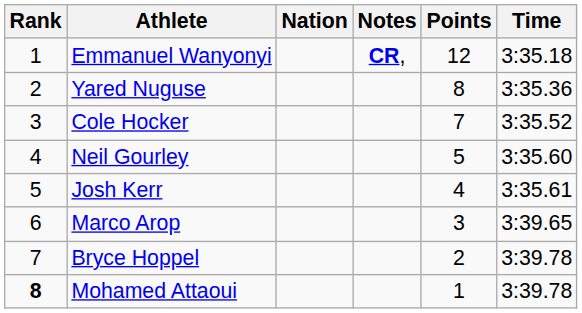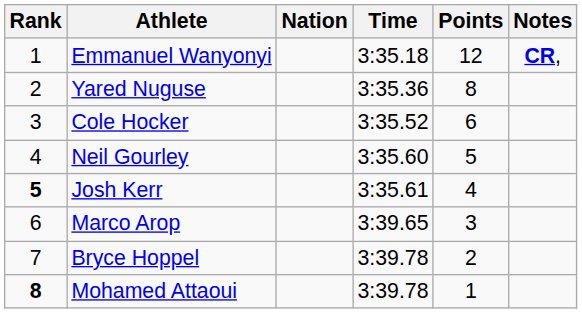columns swapped: (537, 21) <-> (387, 21)
(459, 122) 7 -> (471, 122) 6
(36, 190) normal -> (36, 190) bold
